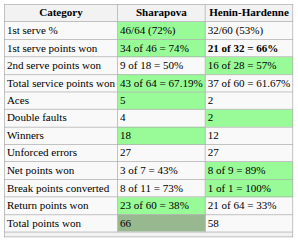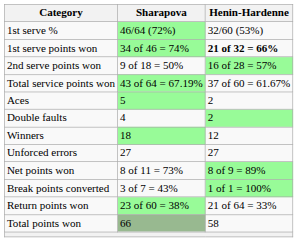(149, 170) 3 of 7 = 43% -> (151, 170) 8 of 11 = 73%
(151, 188) 8 of 11 = 73% -> (149, 188) 3 of 7 = 43%
